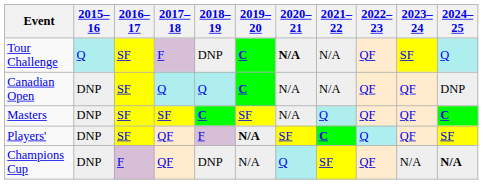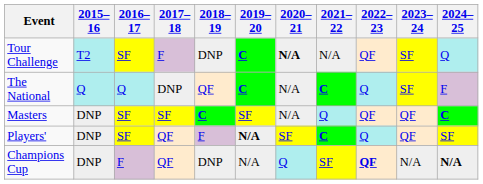(81, 55) Q -> (83, 55) T2
- row: (31, 89)
+ row: (29, 89)
(367, 162) normal -> (368, 162) bold
